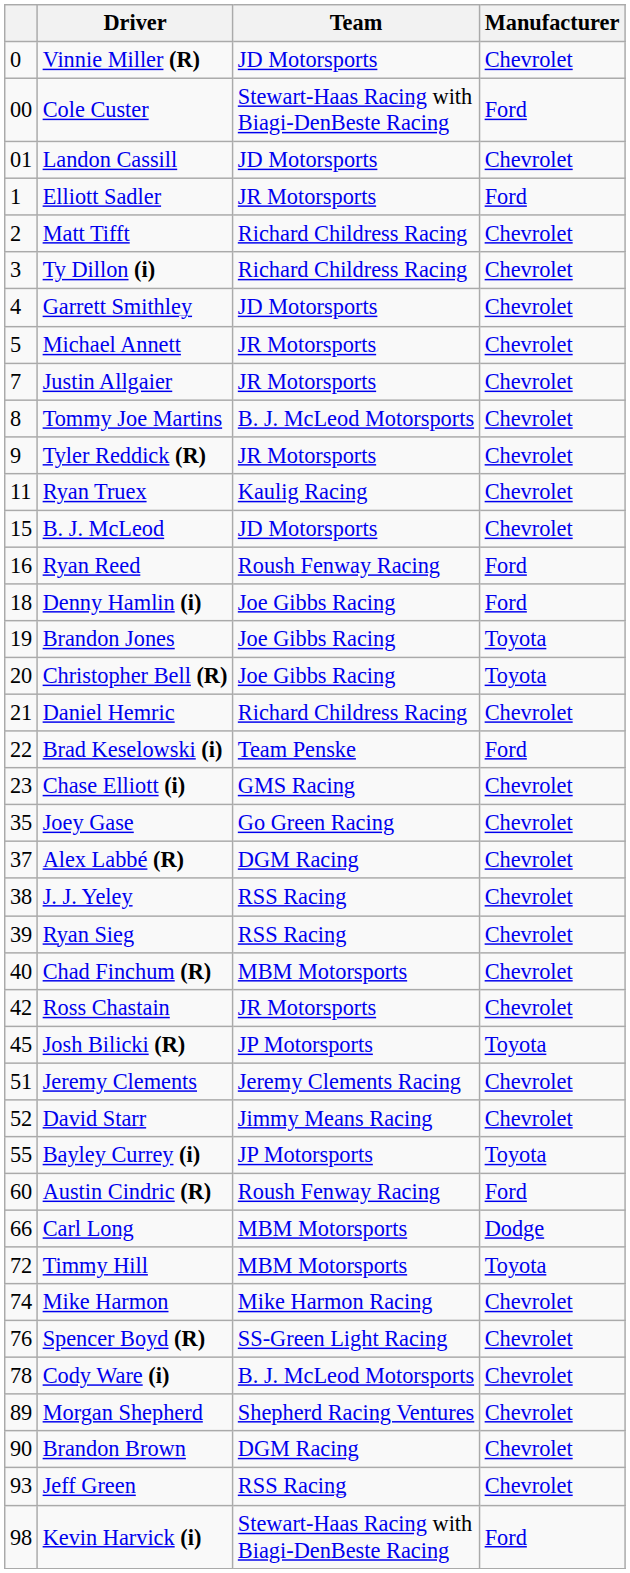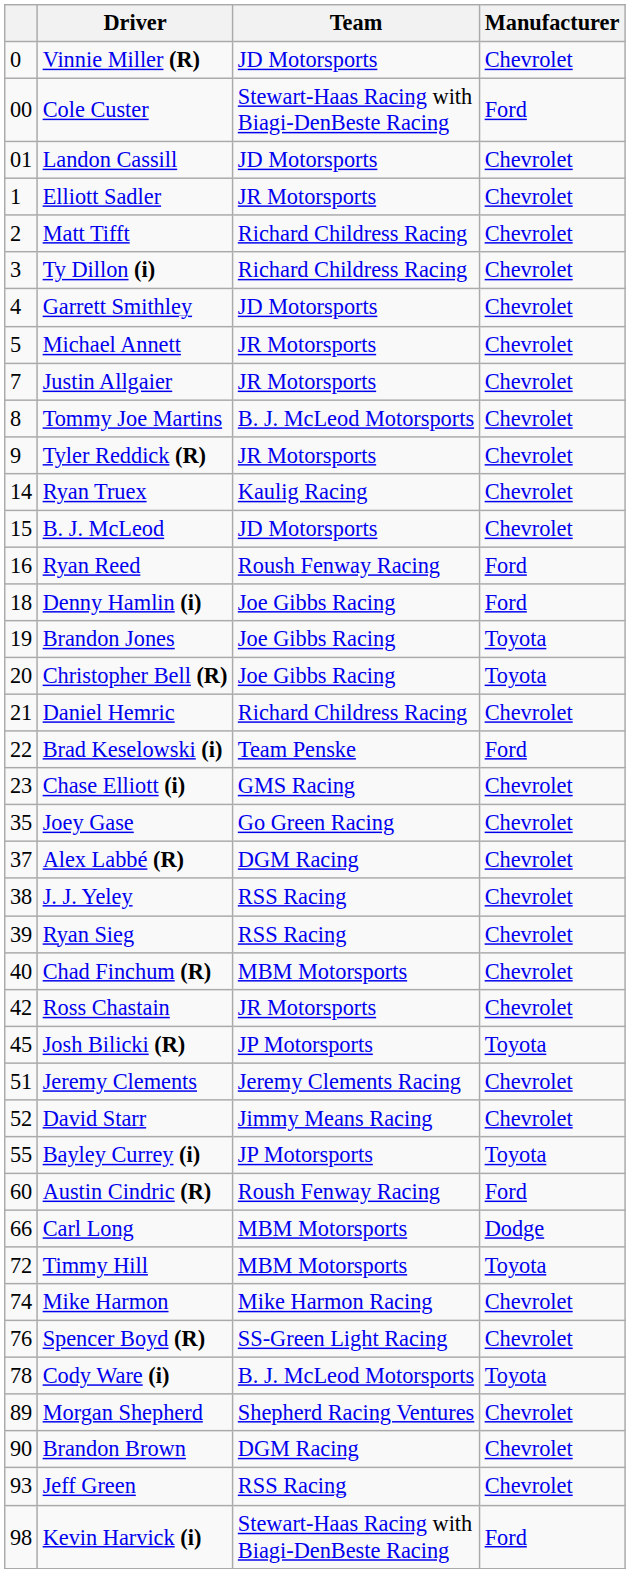(506, 196) Ford -> (529, 196) Chevrolet
(21, 491) 11 -> (21, 491) 14
(529, 1375) Chevrolet -> (515, 1375) Toyota
